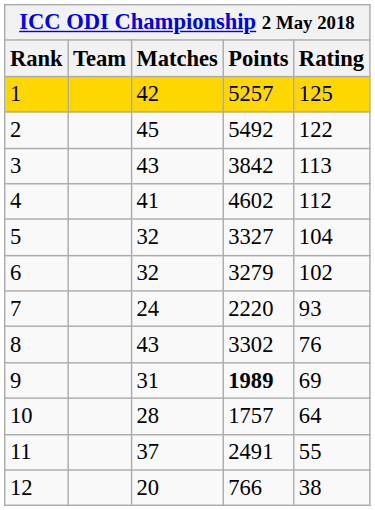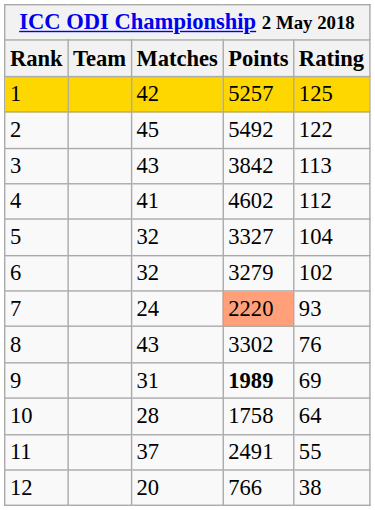(251, 308) no background -> (251, 308) lightsalmon background
(251, 415) 1757 -> (251, 415) 1758
